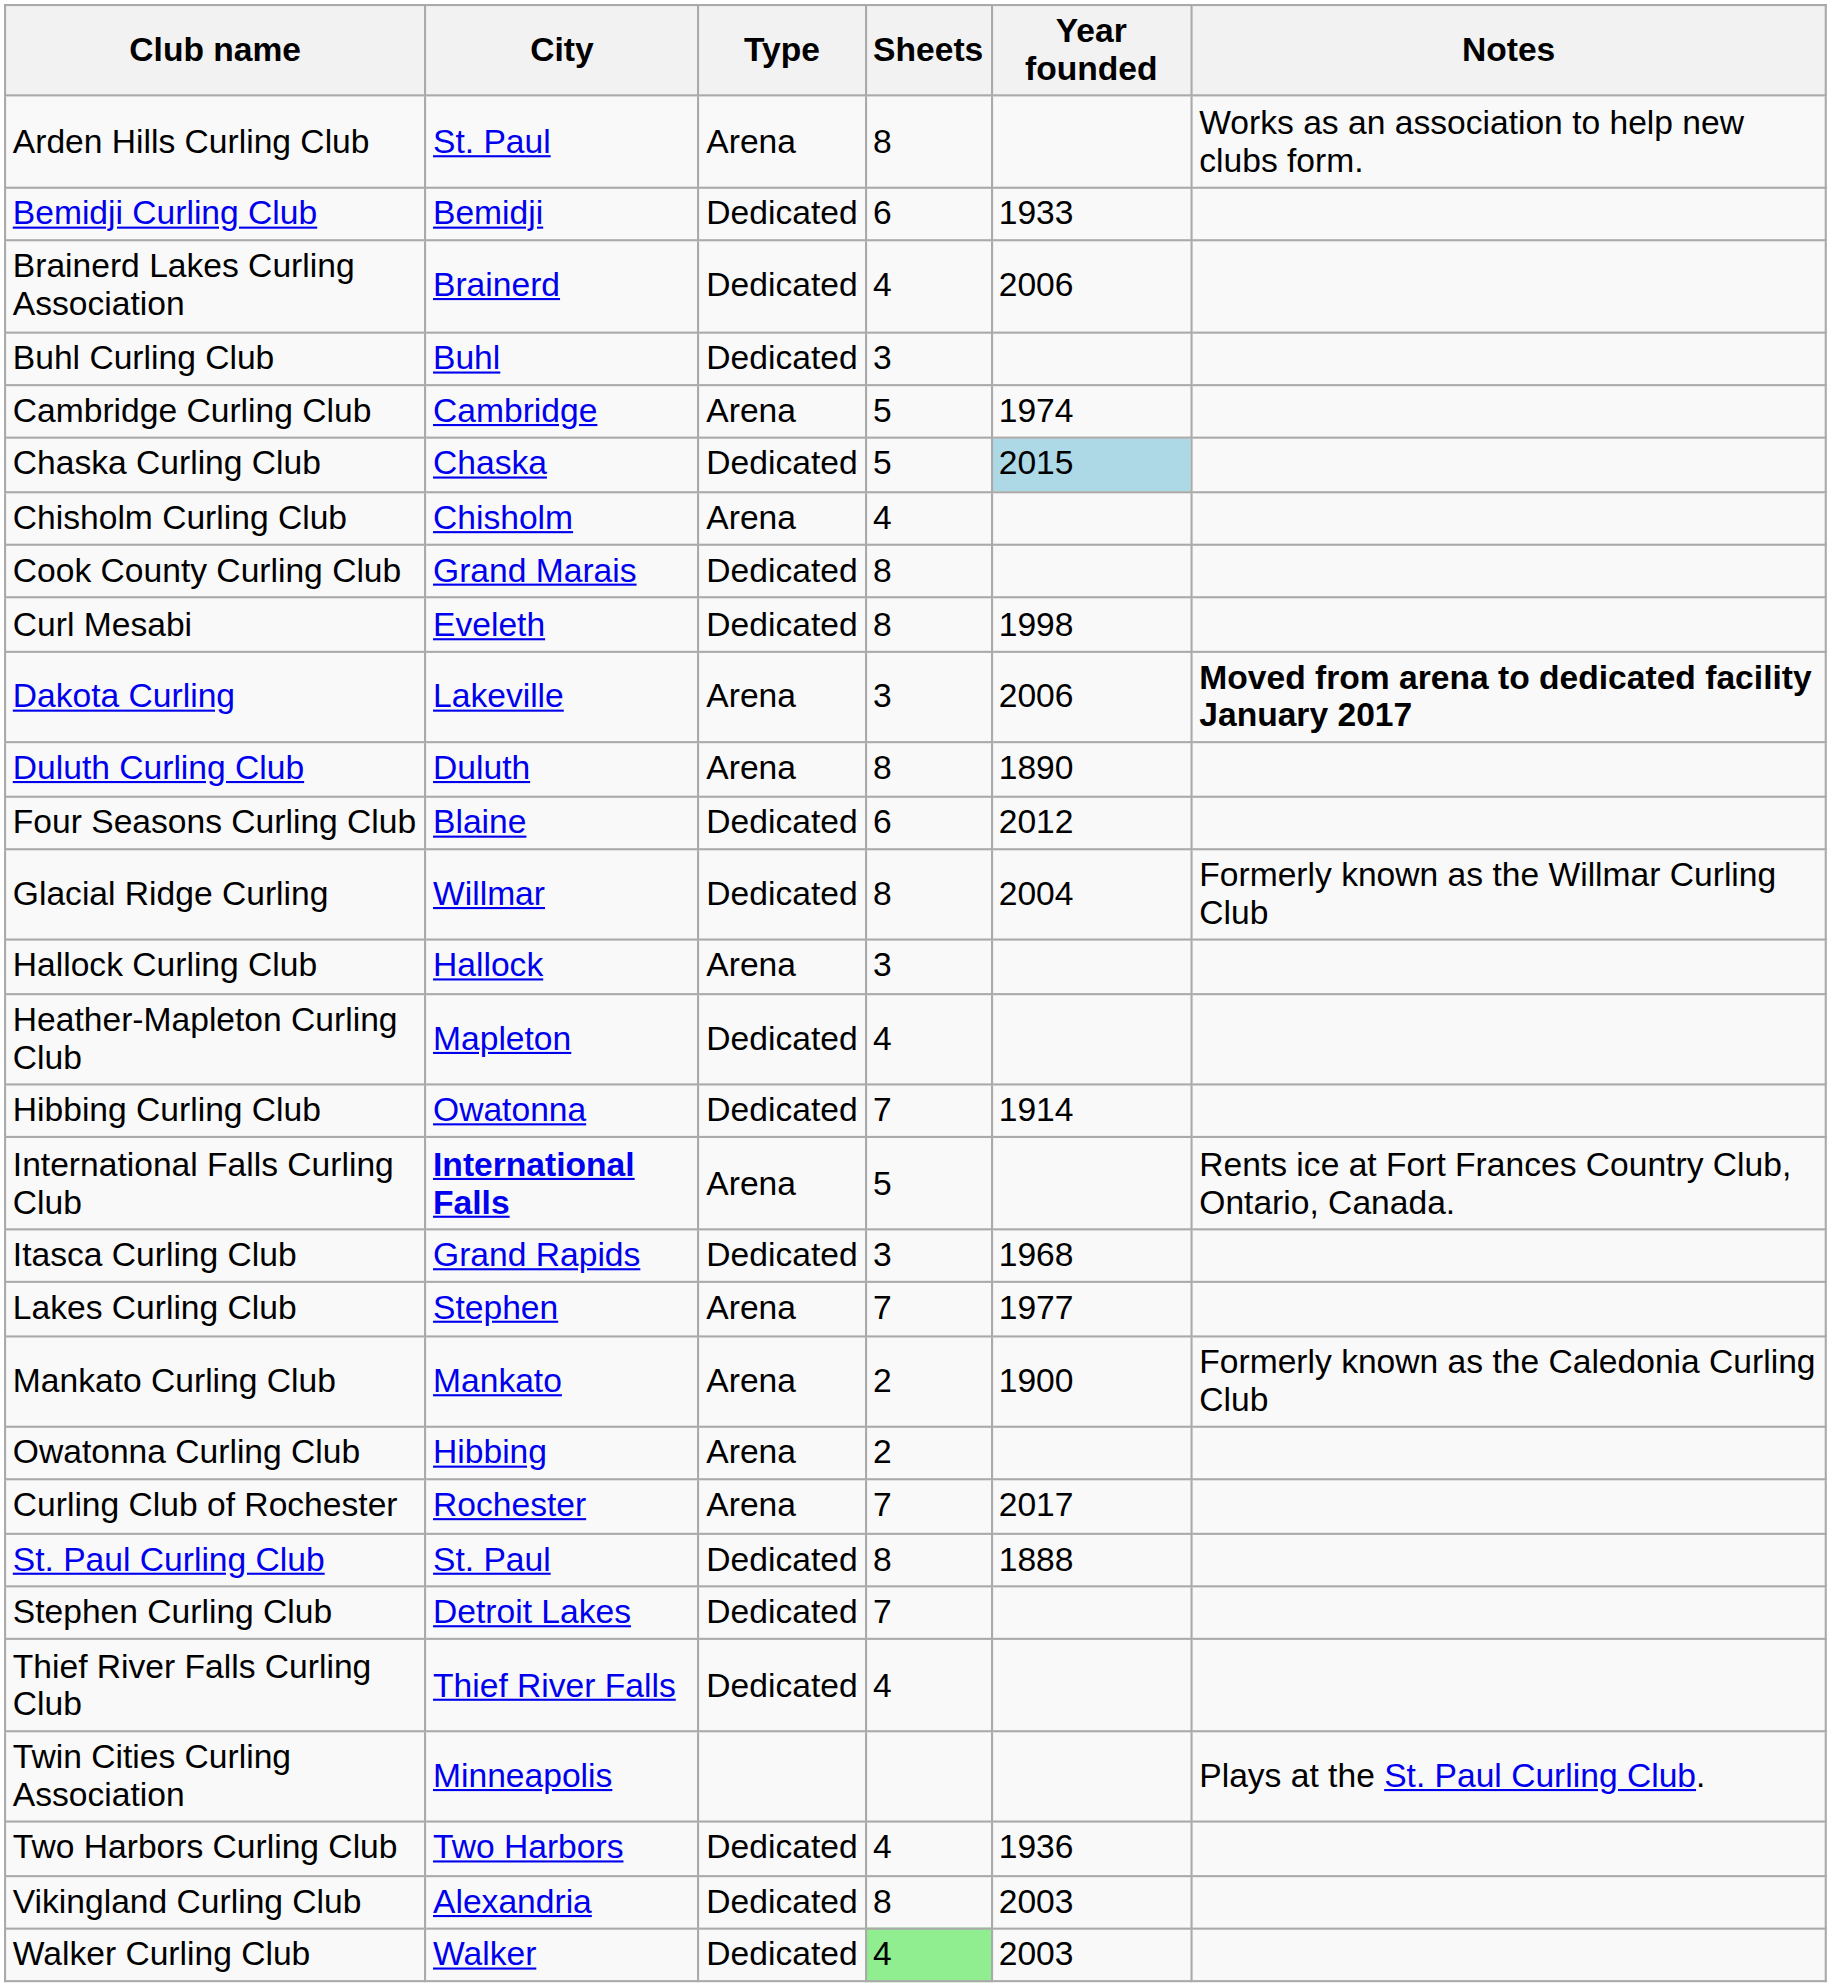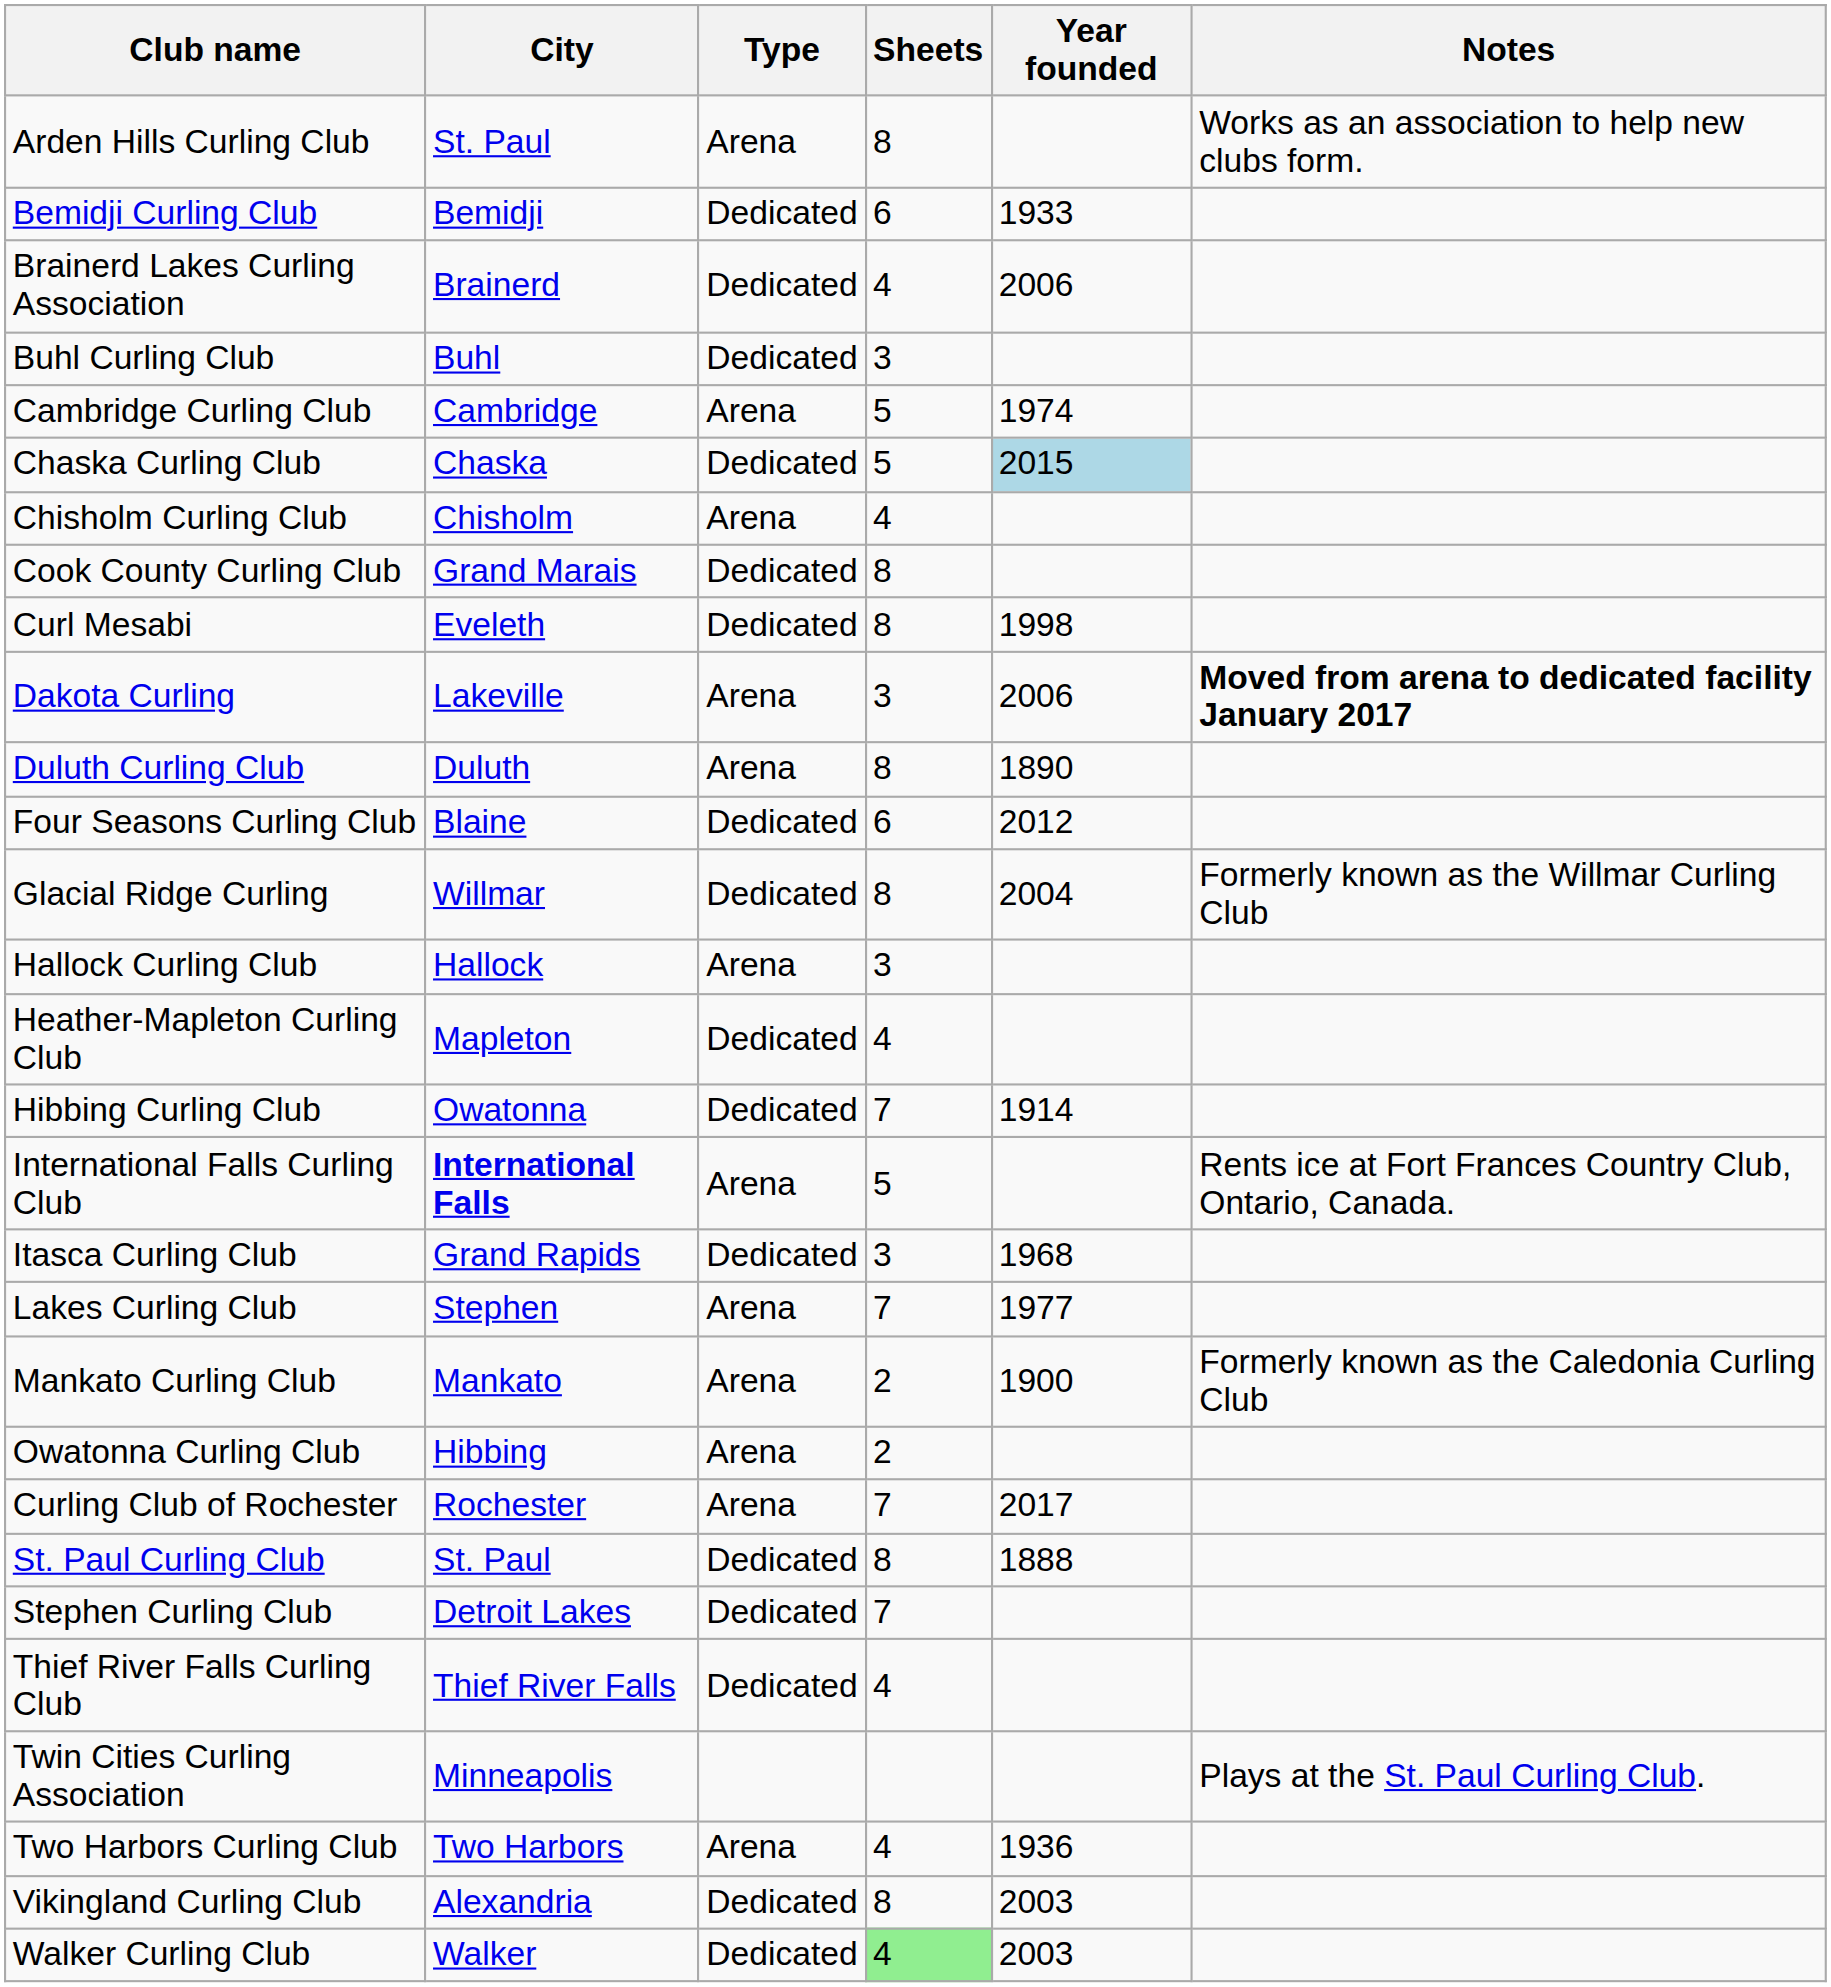(782, 1847) Dedicated -> (751, 1847) Arena
